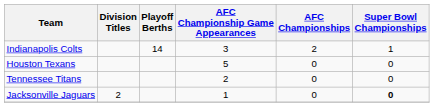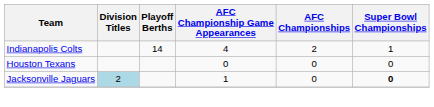(226, 48) 3 -> (226, 48) 4
(226, 64) 5 -> (226, 64) 0
- row: (44, 79)
(118, 94) no background -> (118, 79) lightblue background
